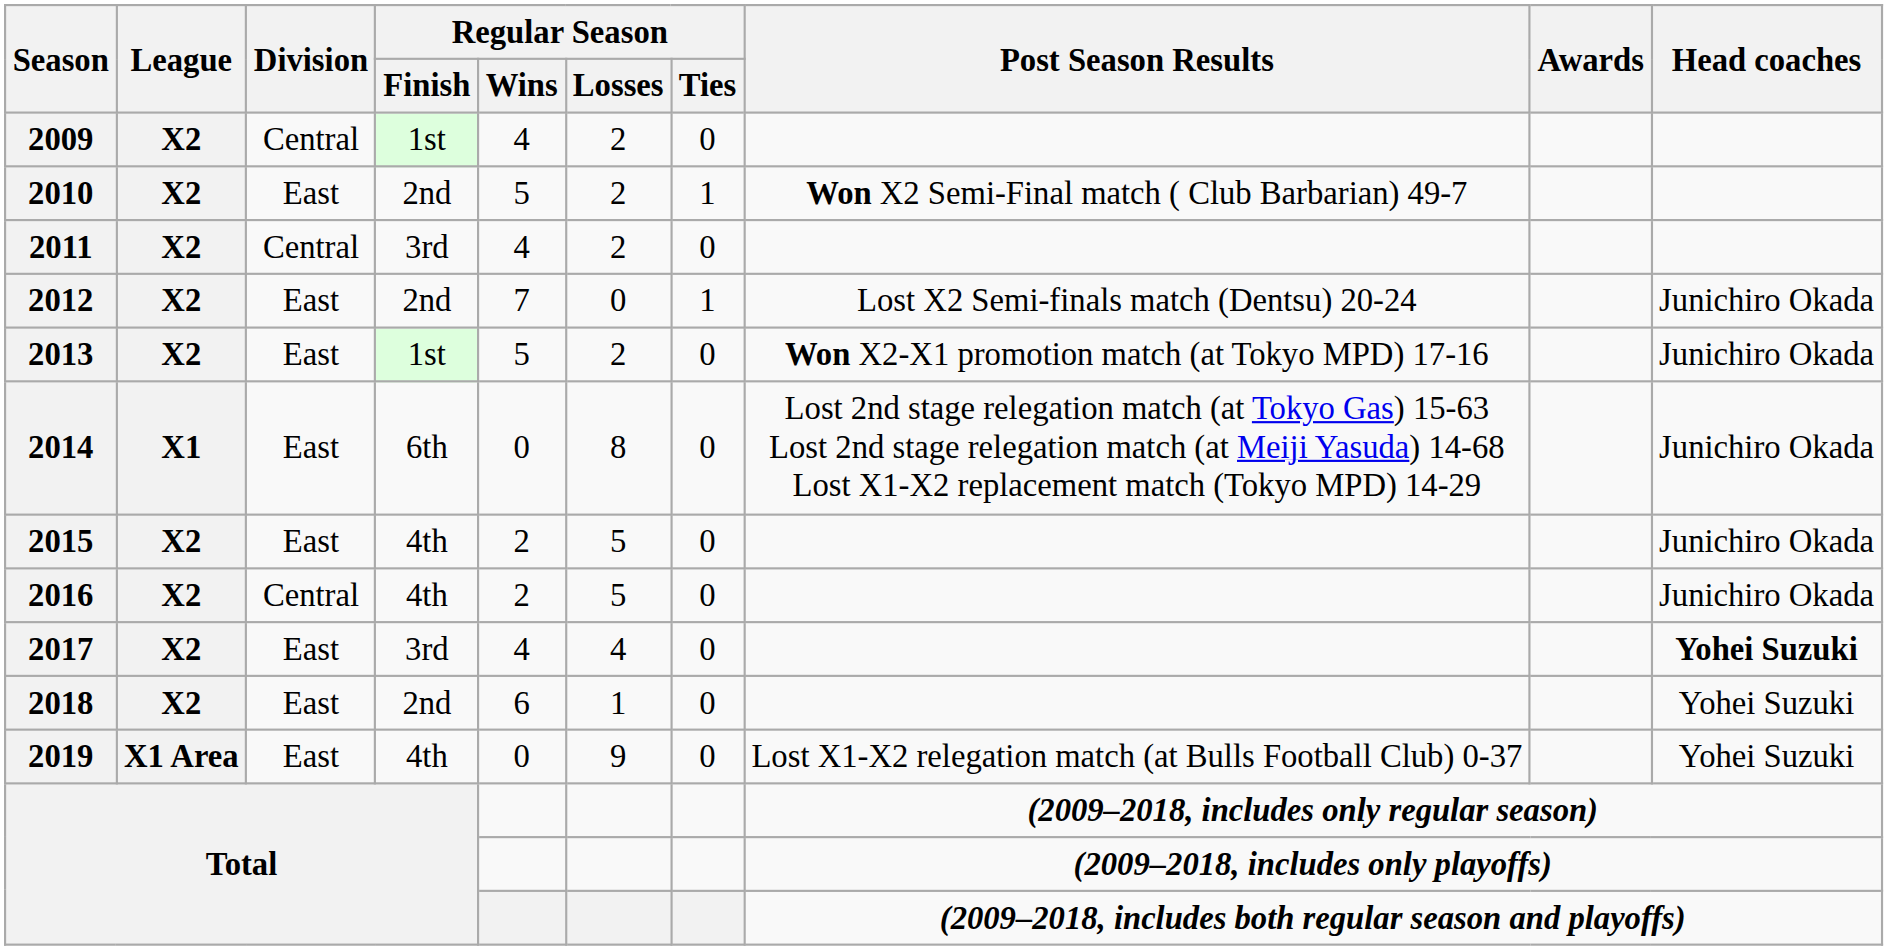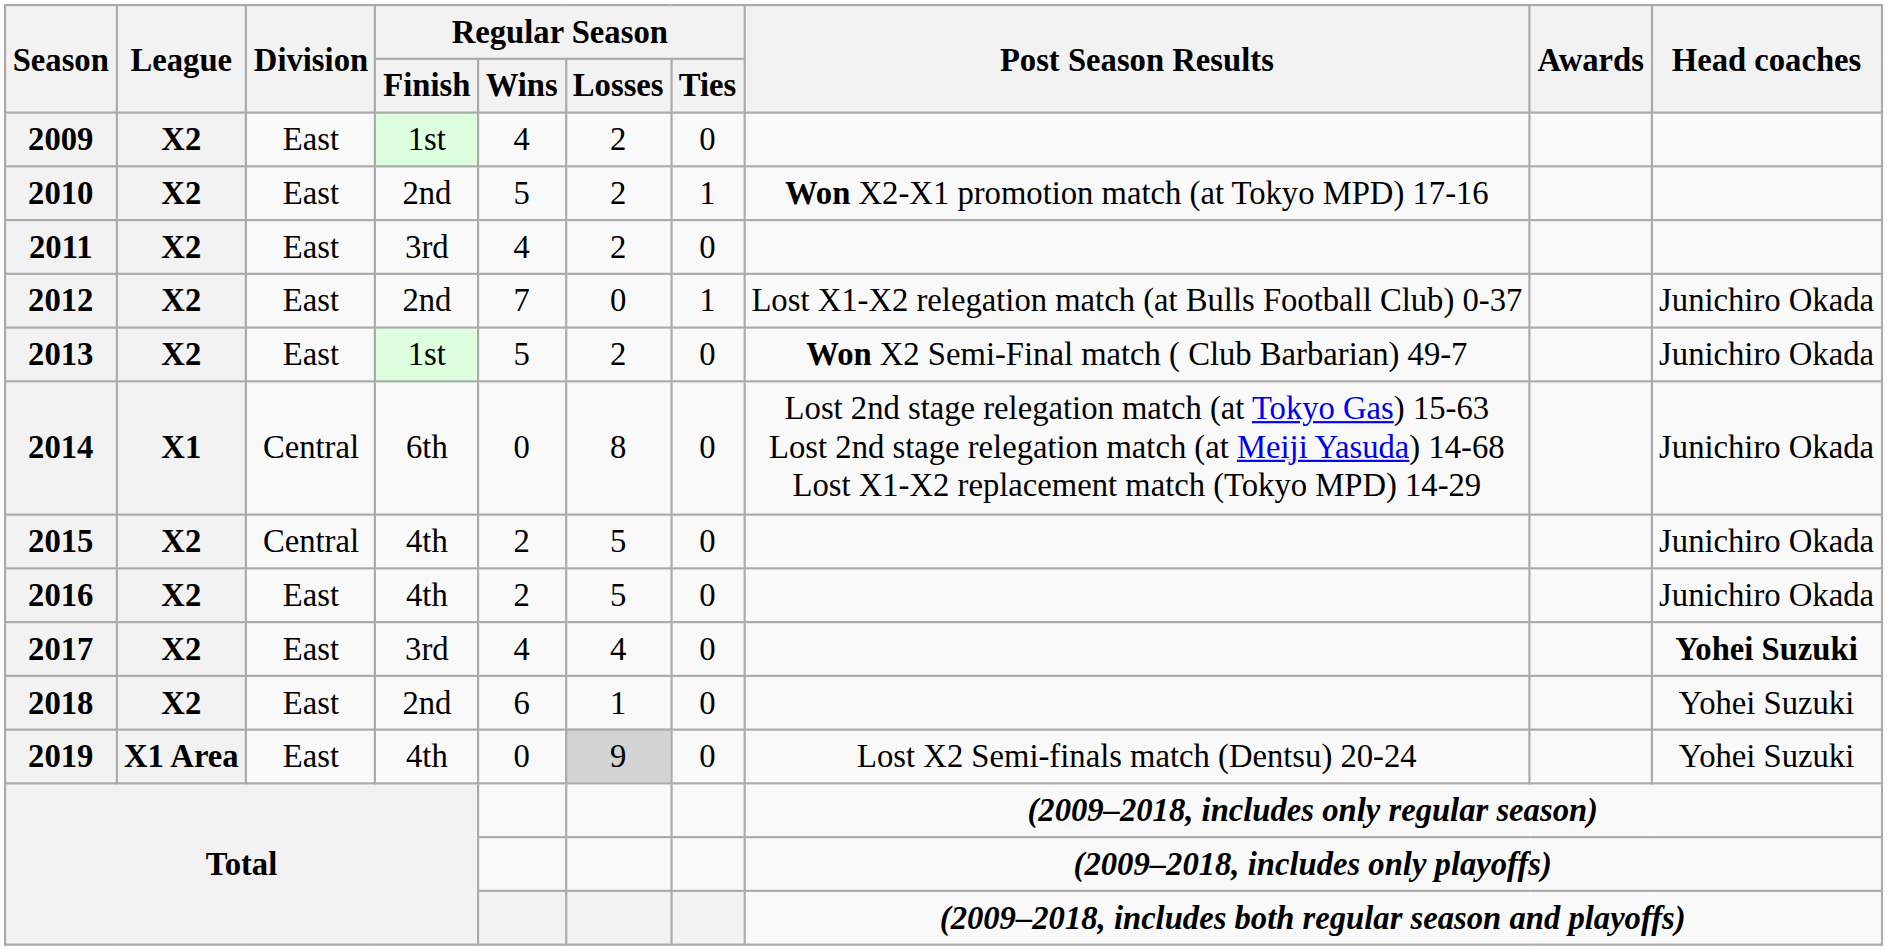(311, 139) Central -> (311, 139) East
(1137, 193) Won X2 Semi-Final match ( Club Barbarian) 49-7 -> (1137, 193) Won X2-X1 promotion match (at Tokyo MPD) 17-16
(311, 247) Central -> (311, 247) East
(1137, 301) Lost X2 Semi-finals match (Dentsu) 20-24 -> (1137, 301) Lost X1-X2 relegation match (at Bulls Football Club) 0-37
(1137, 354) Won X2-X1 promotion match (at Tokyo MPD) 17-16 -> (1137, 354) Won X2 Semi-Final match ( Club Barbarian) 49-7
(311, 447) East -> (311, 447) Central
(311, 540) East -> (311, 540) Central
(311, 593) Central -> (311, 593) East
(618, 755) no background -> (618, 755) lightgrey background
(1137, 755) Lost X1-X2 relegation match (at Bulls Football Club) 0-37 -> (1137, 755) Lost X2 Semi-finals match (Dentsu) 20-24
